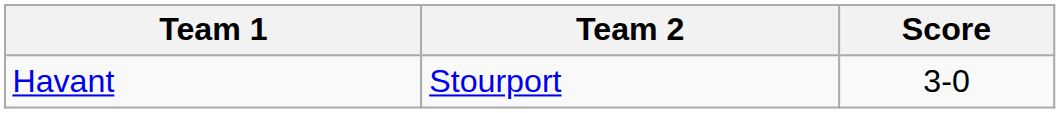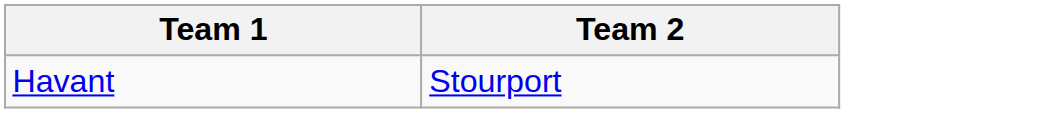- column: (947, 30)
